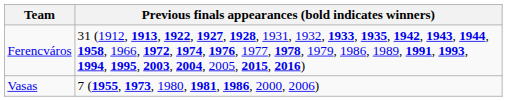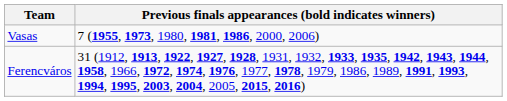rows swapped: (22, 86) <-> (39, 50)
